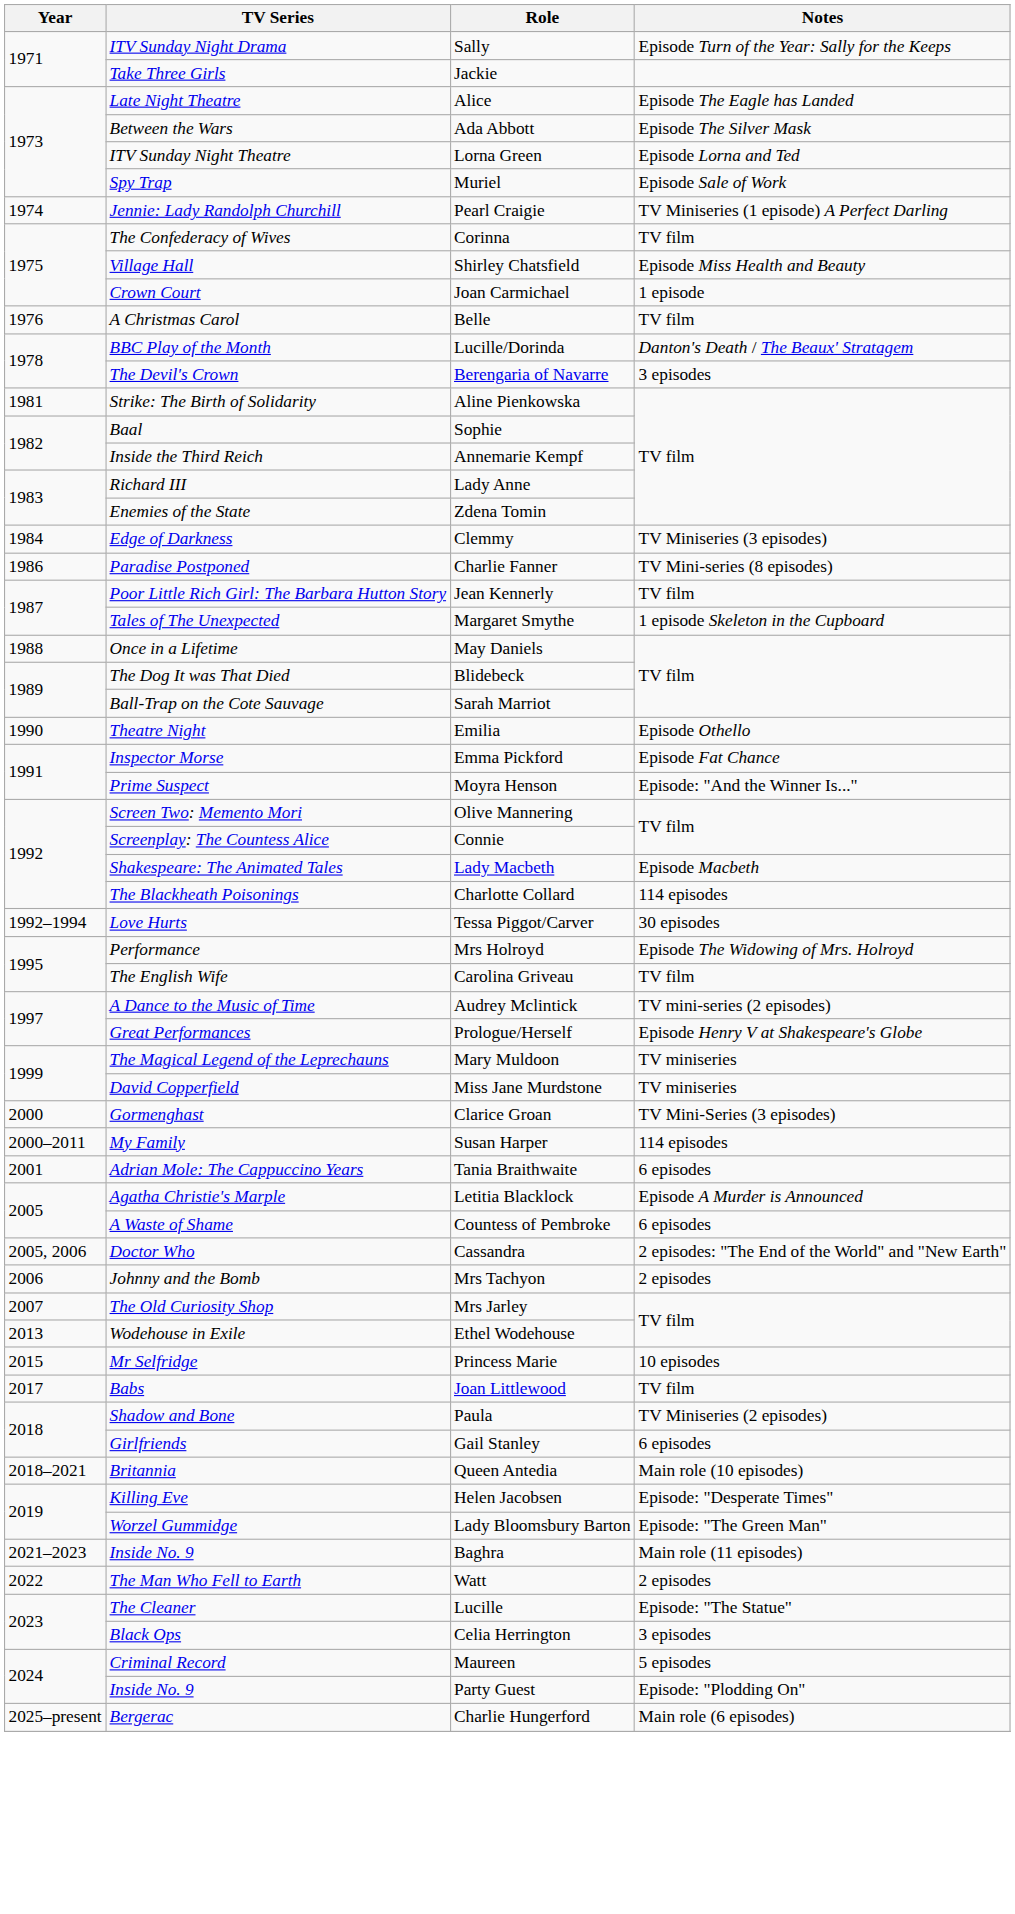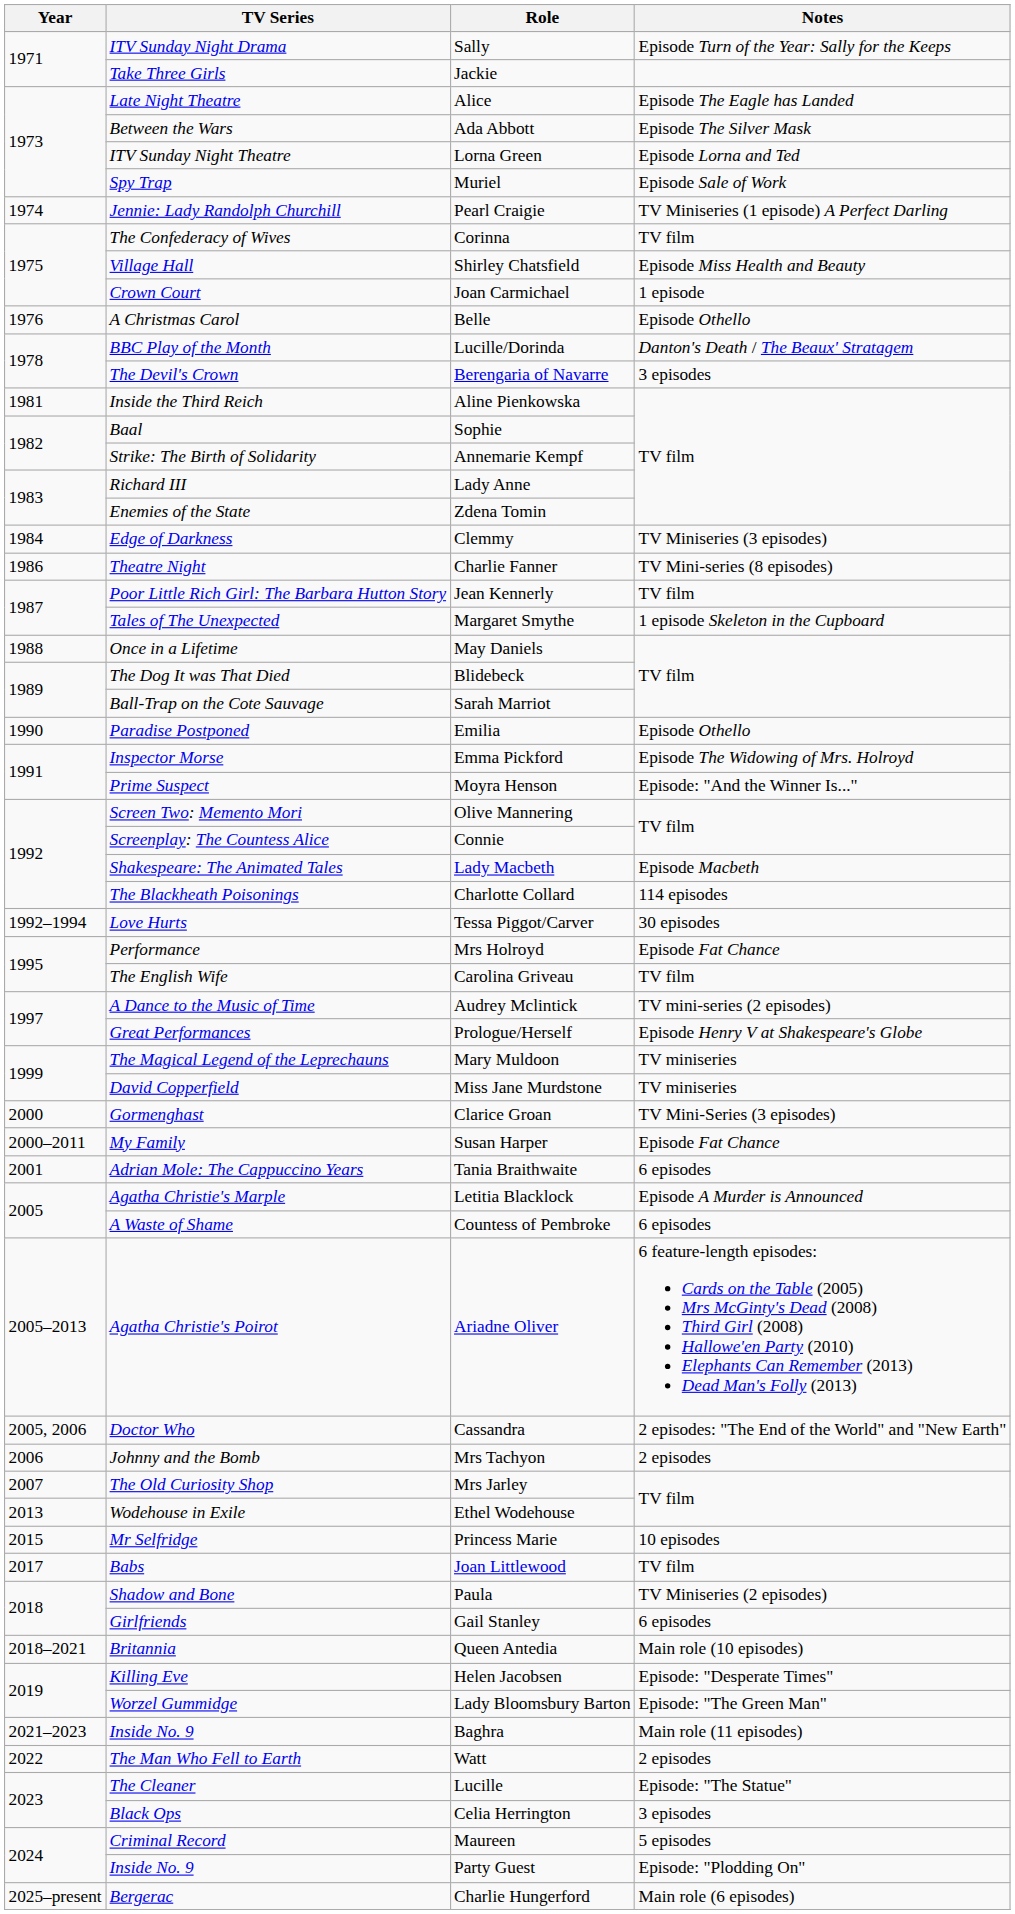(667, 319) TV film -> (695, 319) Episode Othello
(213, 401) Strike: The Birth of Solidarity -> (186, 401) Inside the Third Reich
(186, 456) Inside the Third Reich -> (213, 456) Strike: The Birth of Solidarity
(179, 566) Paradise Postponed -> (158, 566) Theatre Night
(158, 730) Theatre Night -> (179, 730) Paradise Postponed
(709, 758) Episode Fat Chance -> (776, 758) Episode The Widowing of Mrs. Holroyd
(776, 949) Episode The Widowing of Mrs. Holroyd -> (709, 949) Episode Fat Chance
(683, 1141) 114 episodes -> (709, 1141) Episode Fat Chance
+ row: (506, 1327)
